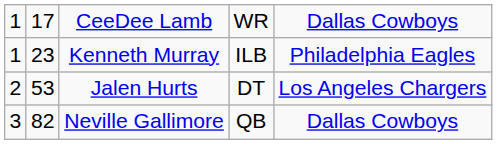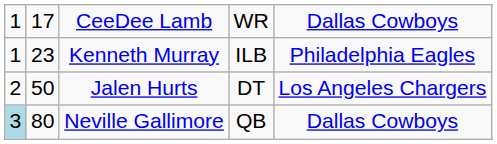(43, 88) 53 -> (43, 88) 50
(15, 121) no background -> (15, 121) lightblue background
(43, 121) 82 -> (43, 121) 80
